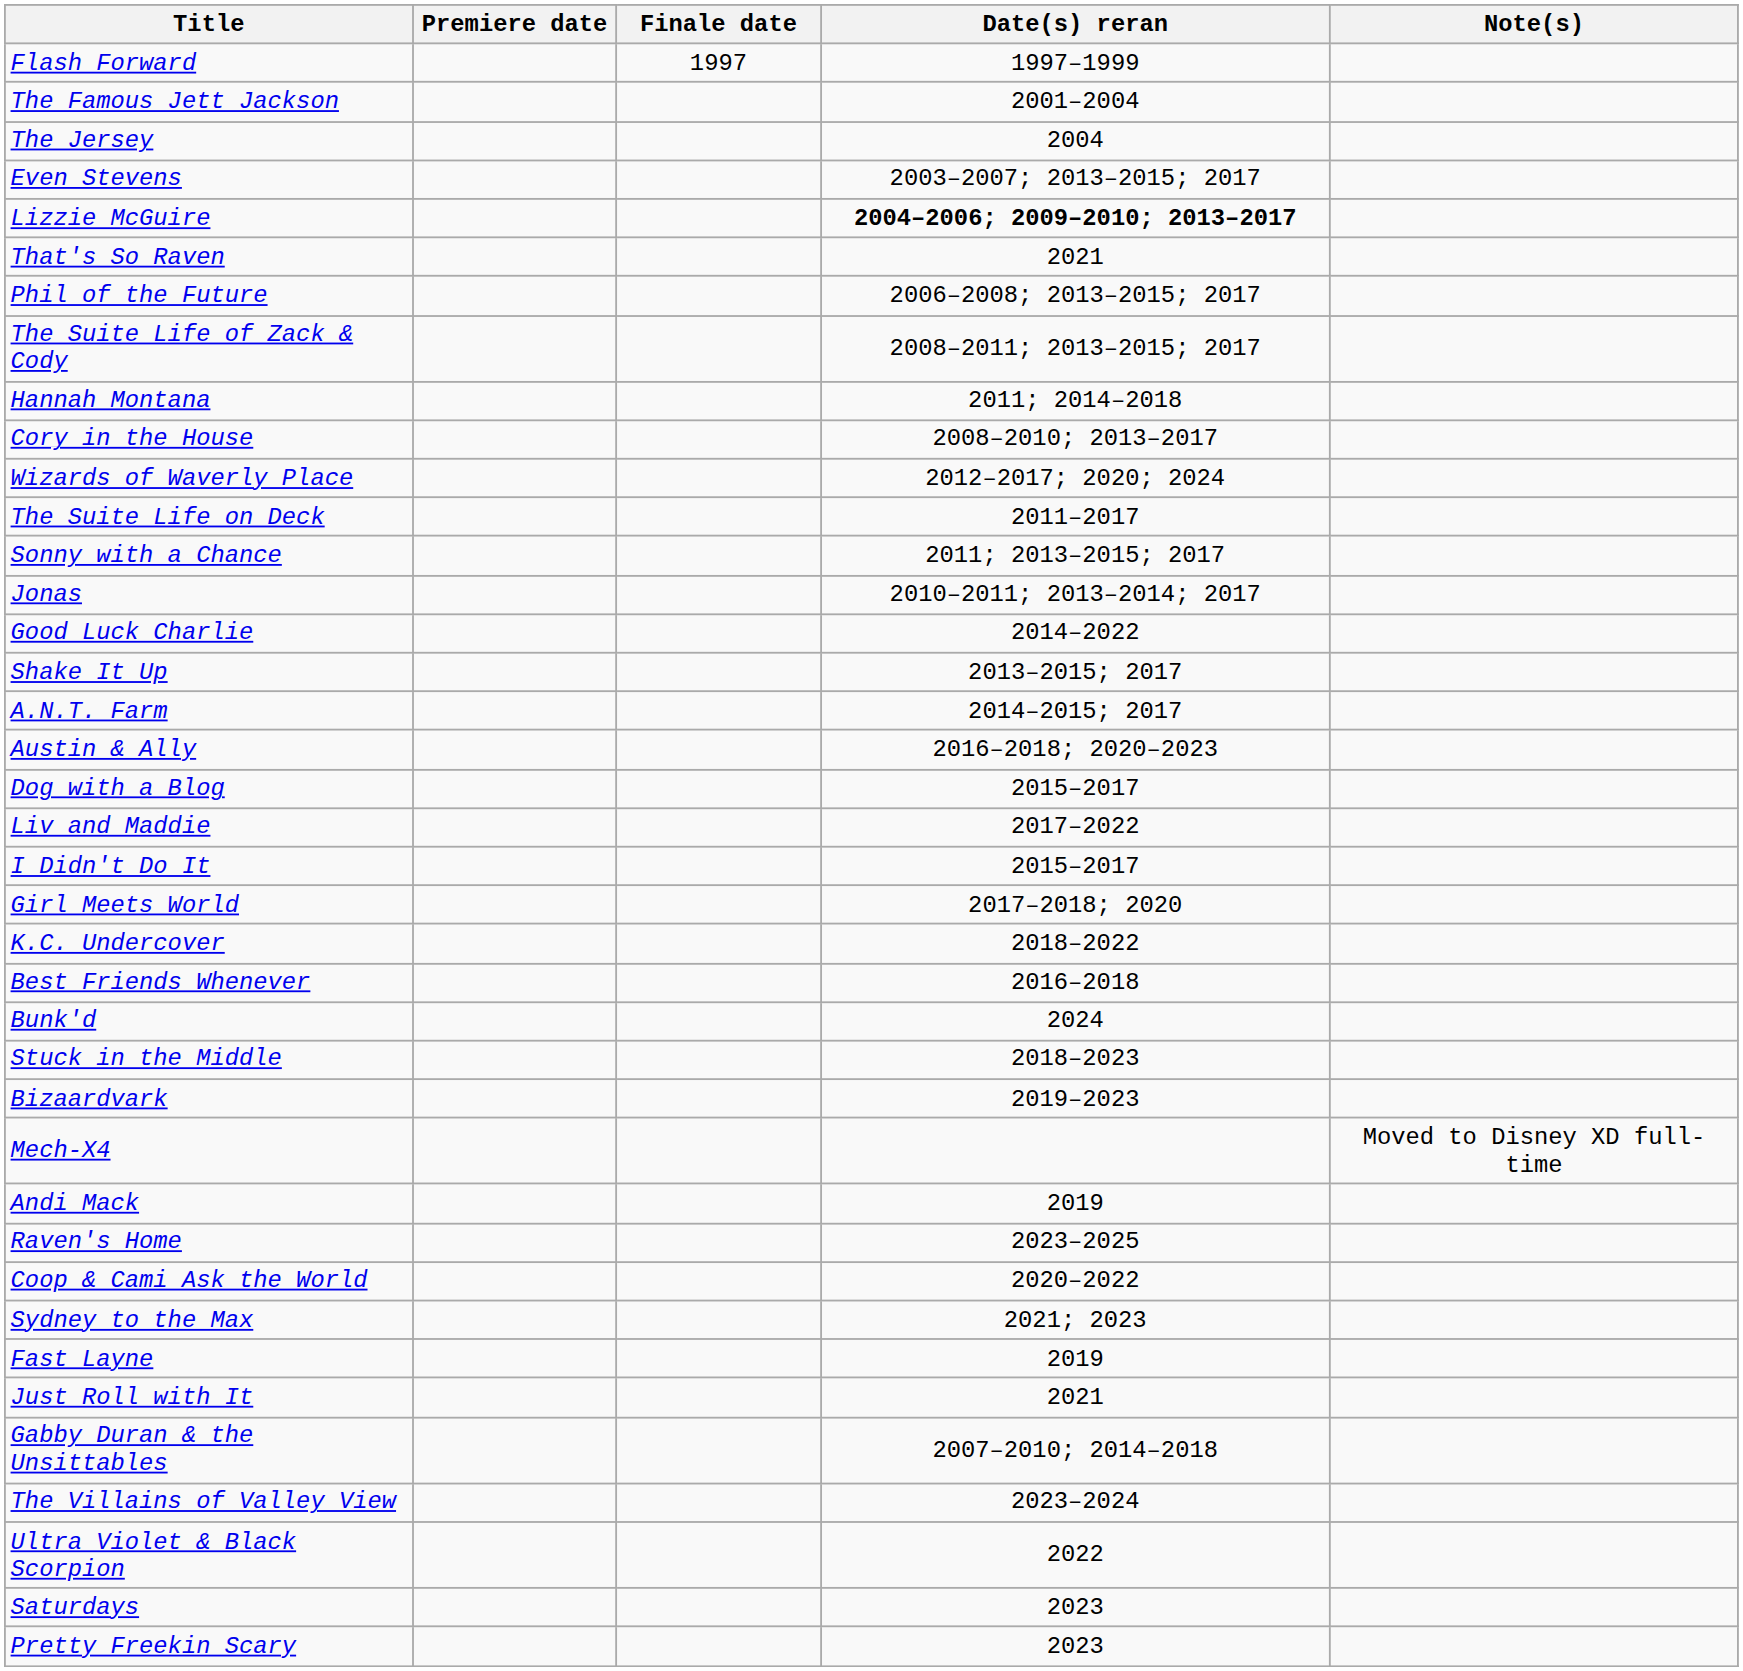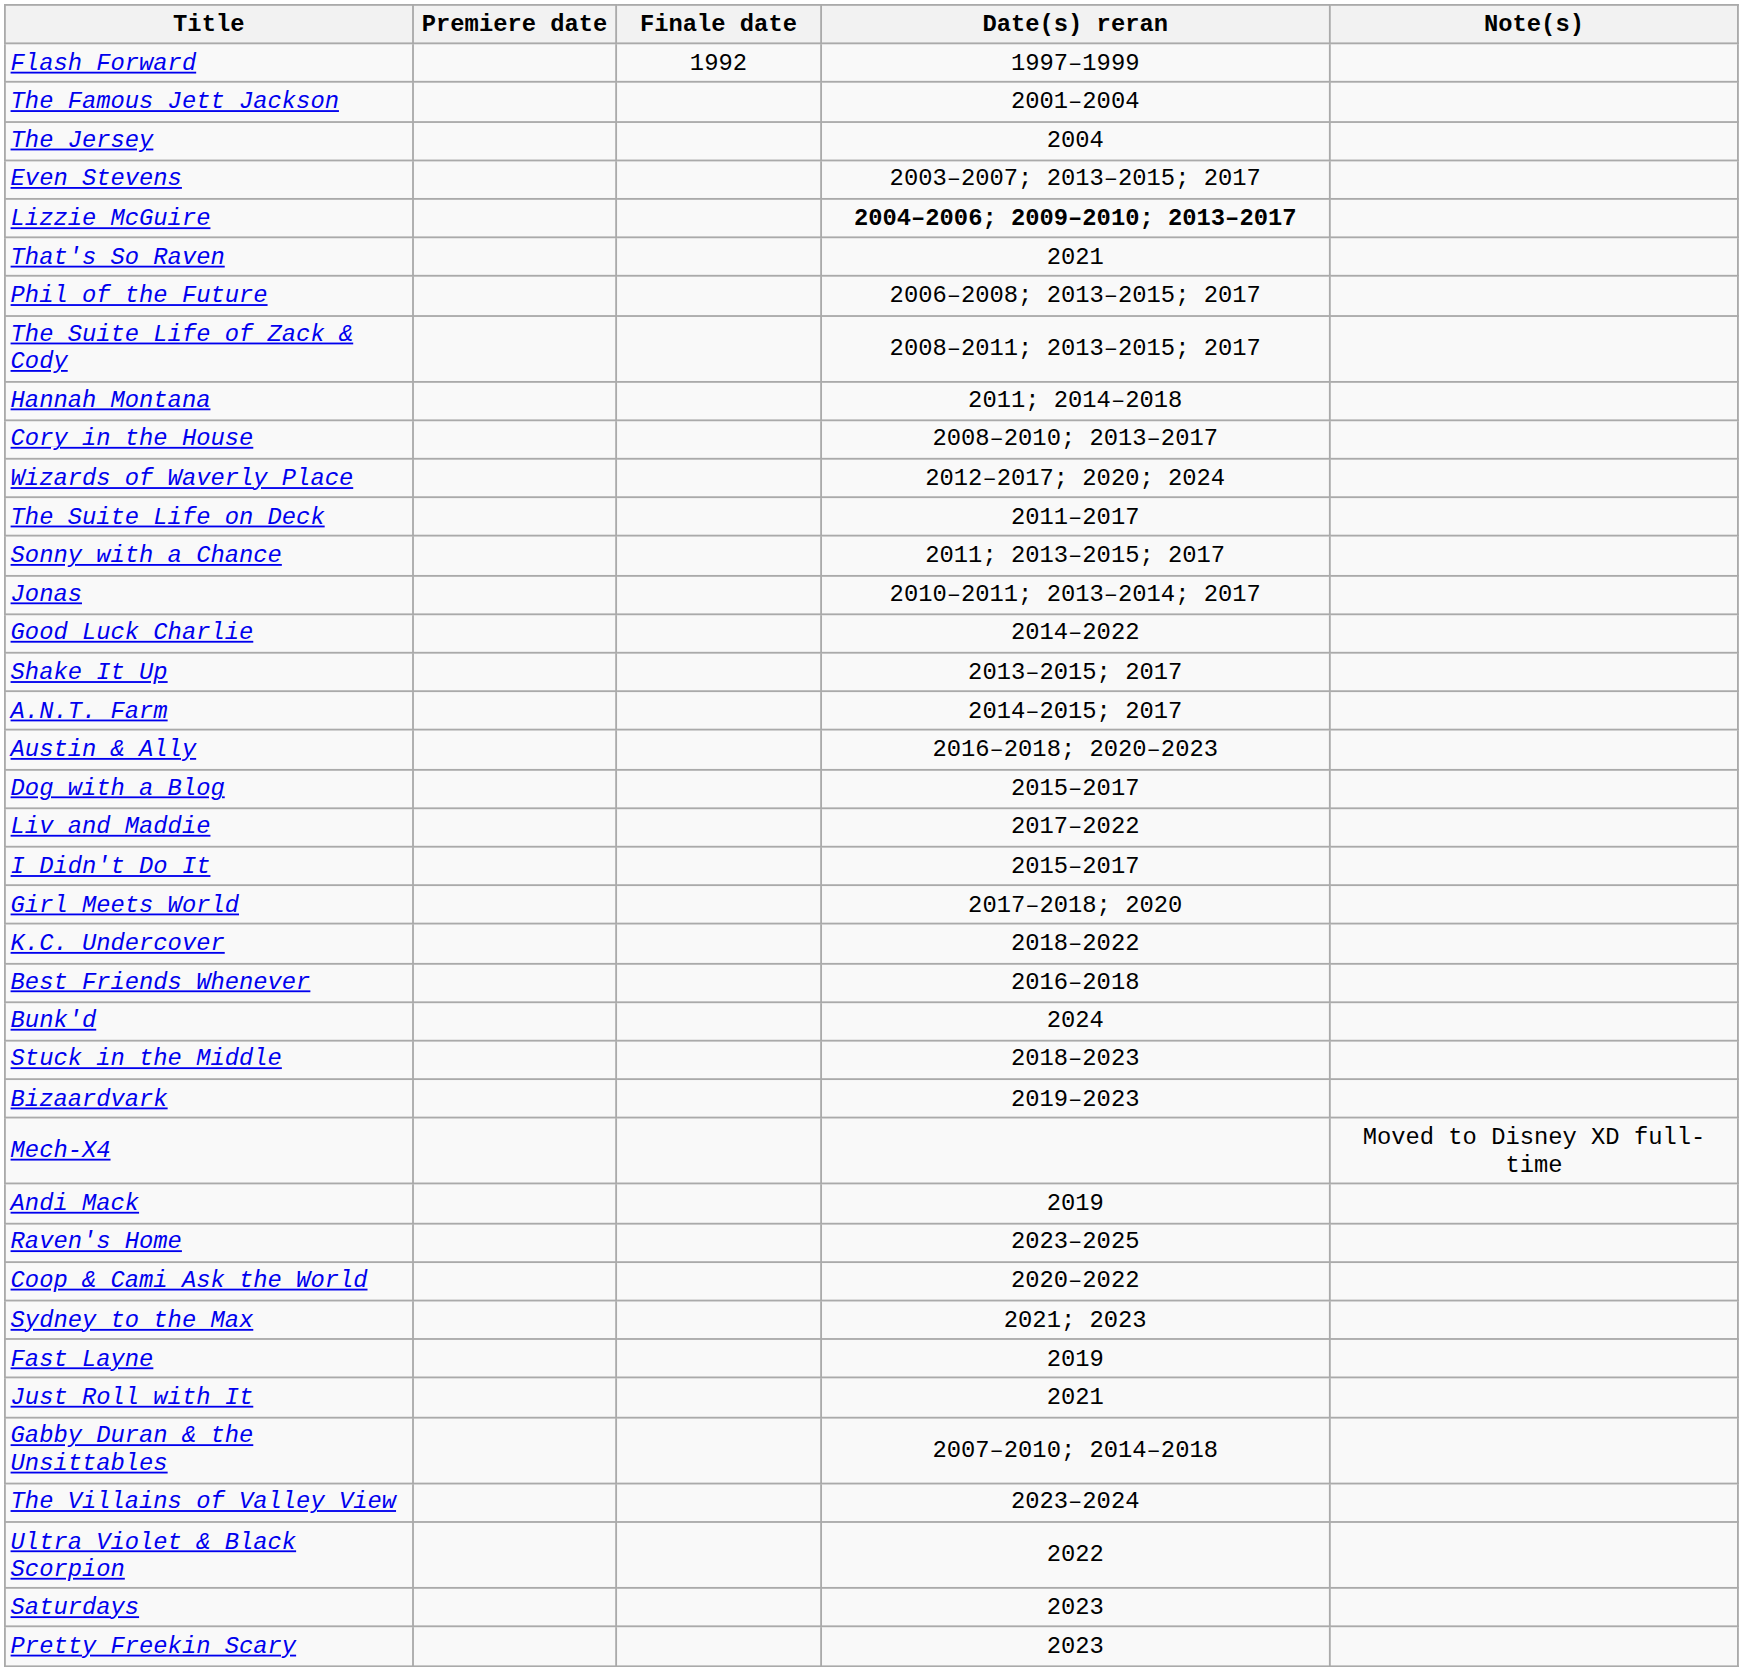(718, 63) 1997 -> (718, 63) 1992
